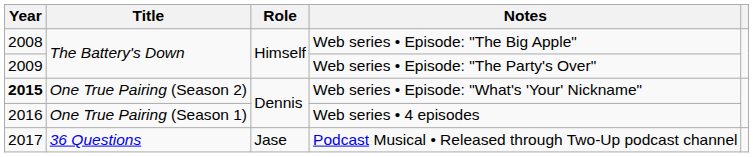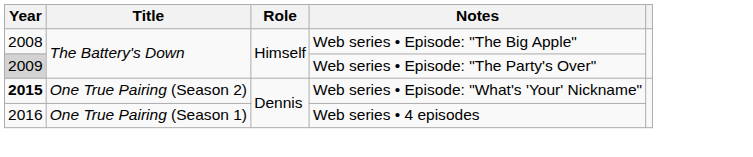(25, 66) no background -> (25, 66) lightgrey background
- row: (525, 139)
